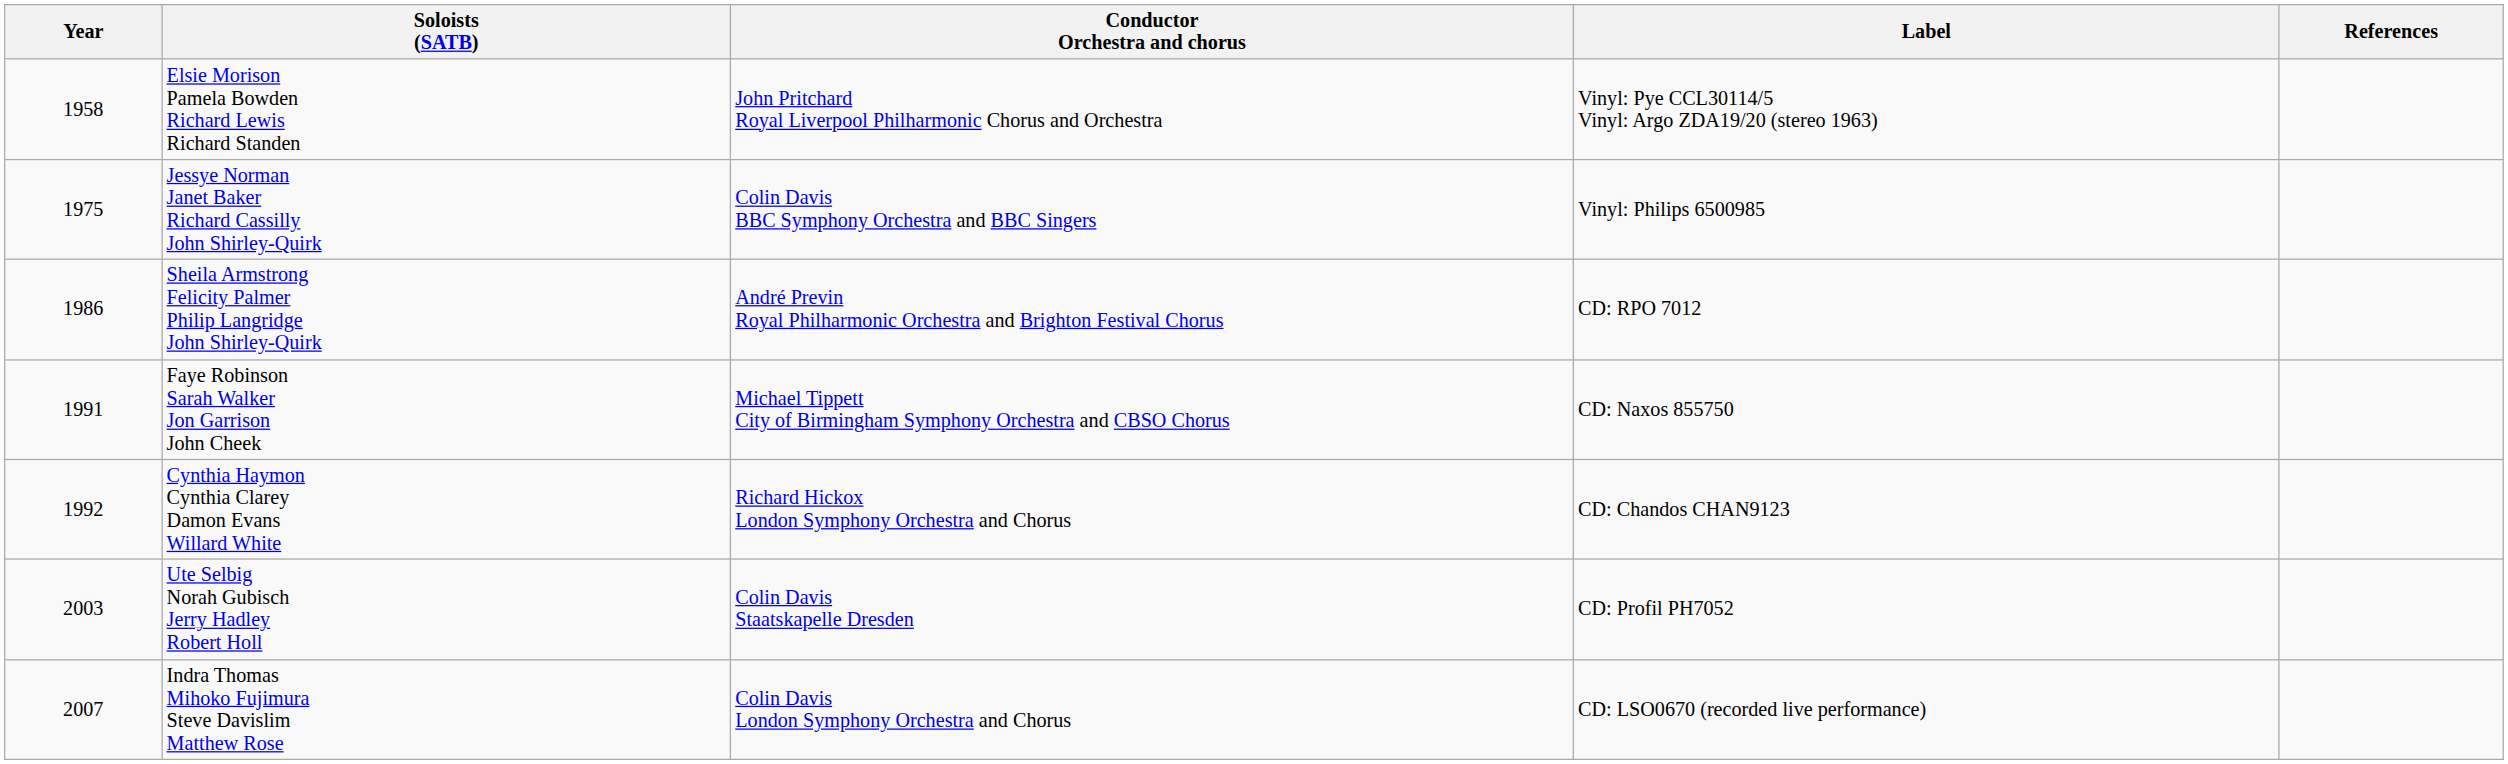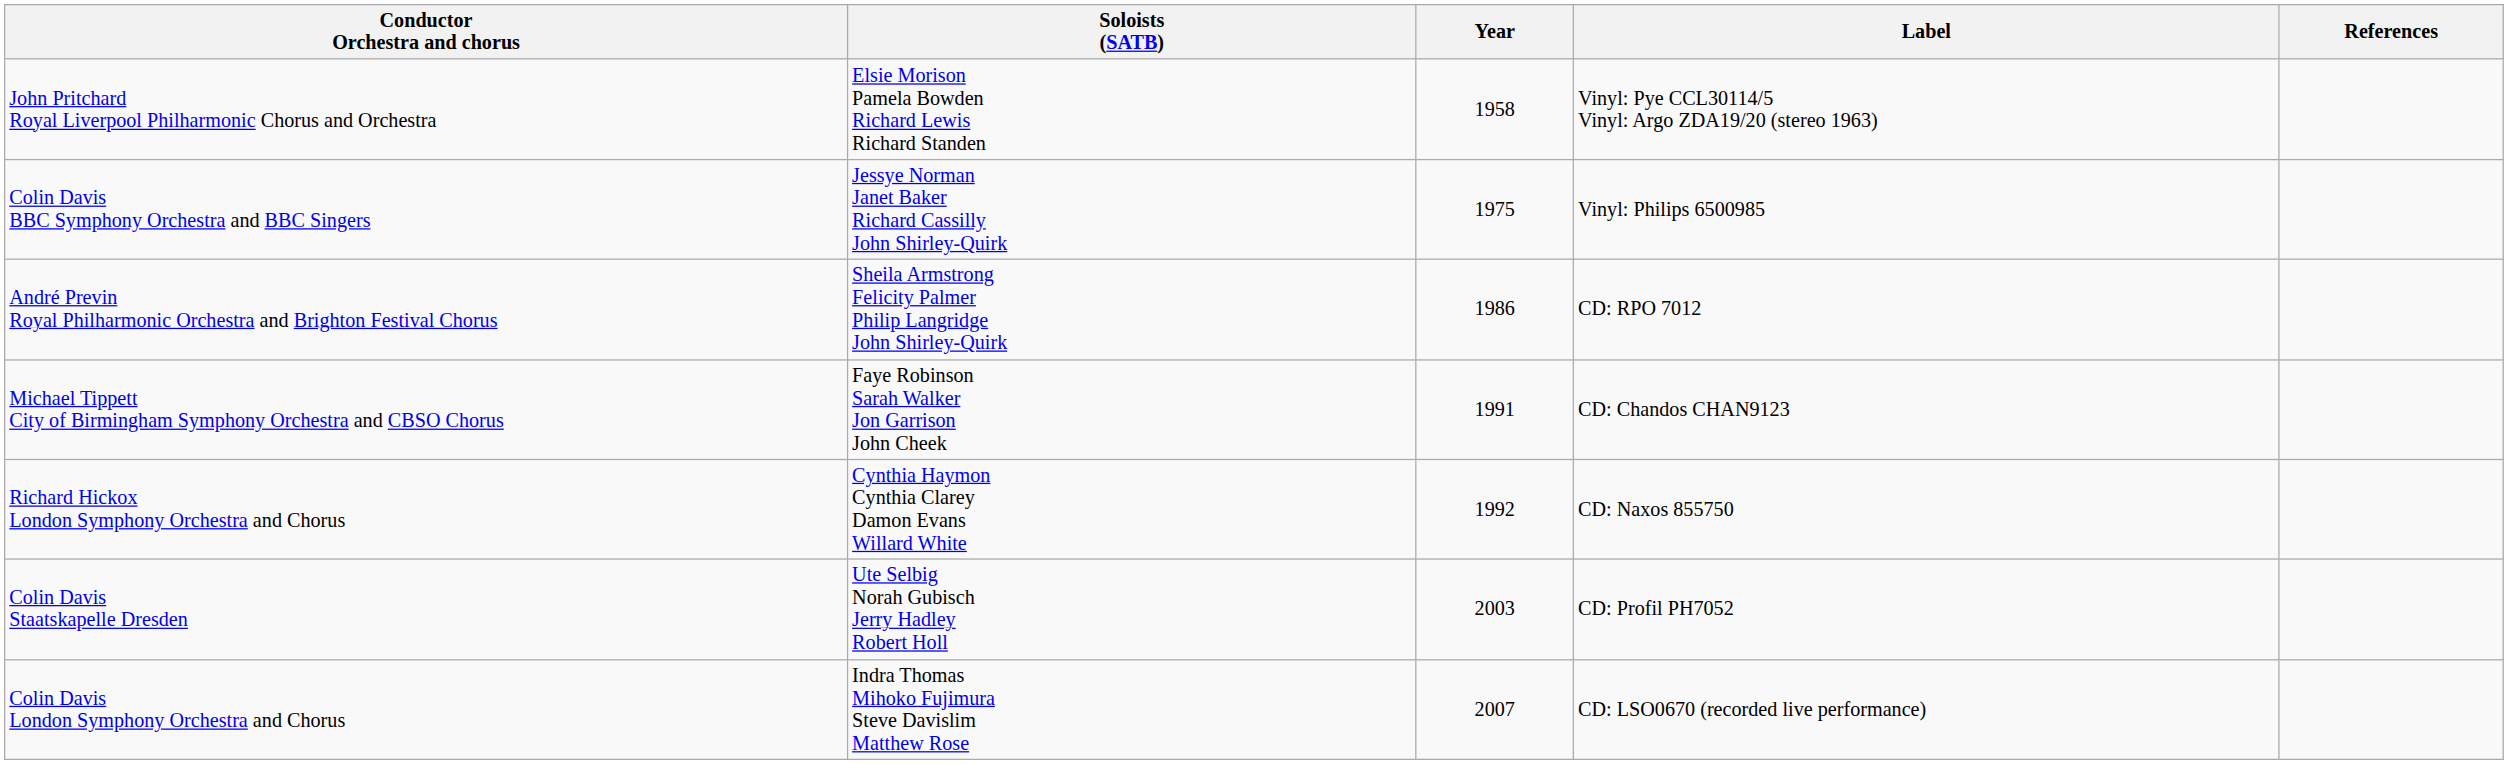columns swapped: (83, 31) <-> (1152, 31)
(1656, 409) CD: Naxos 855750 -> (1684, 409) CD: Chandos CHAN9123
(1684, 509) CD: Chandos CHAN9123 -> (1656, 509) CD: Naxos 855750
